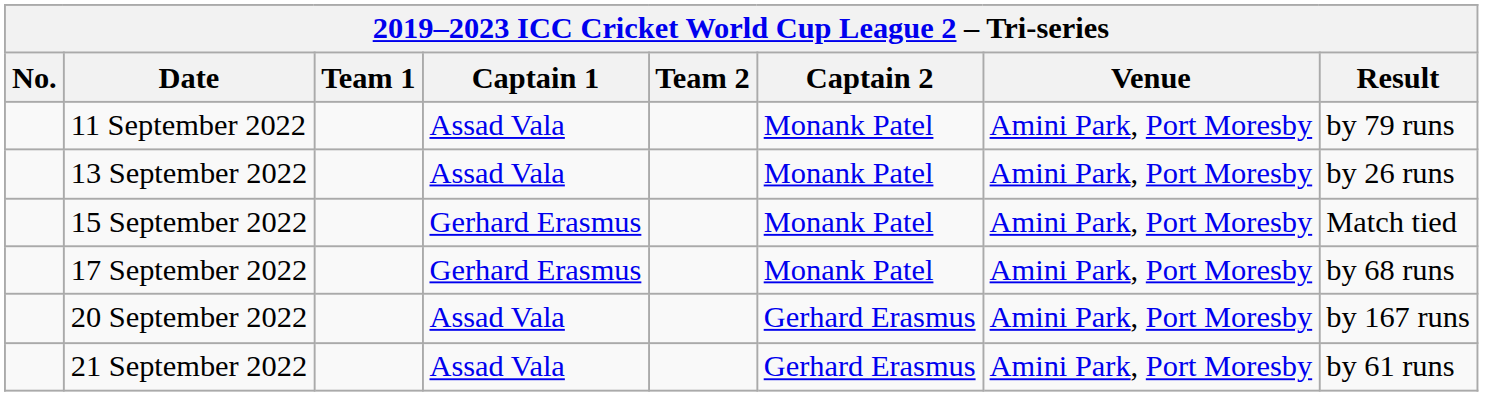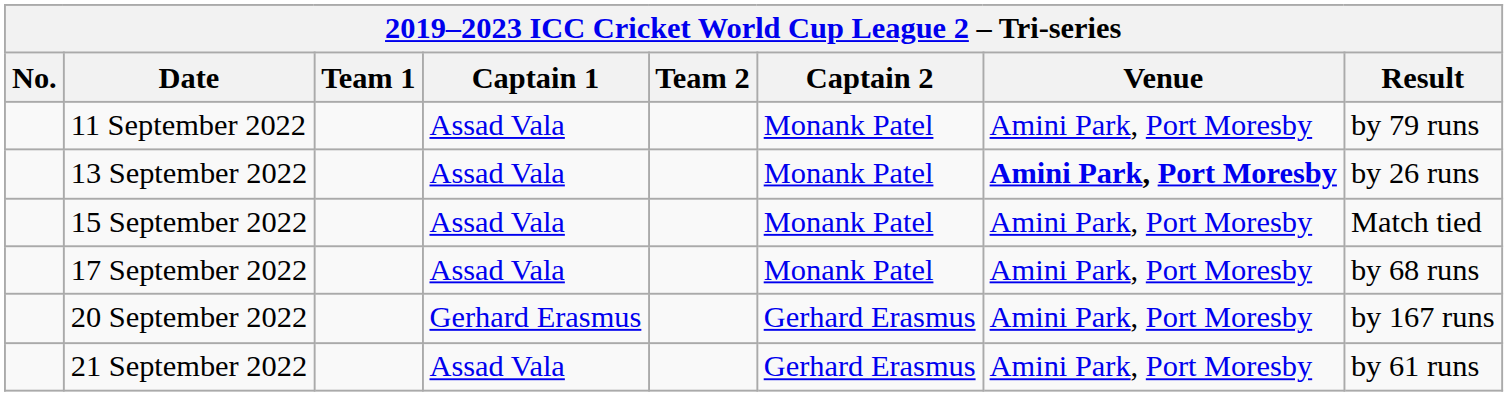(1151, 173) normal -> (1163, 173) bold
(535, 221) Gerhard Erasmus -> (497, 221) Assad Vala
(535, 269) Gerhard Erasmus -> (497, 269) Assad Vala
(497, 317) Assad Vala -> (535, 317) Gerhard Erasmus
